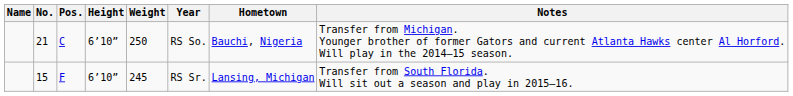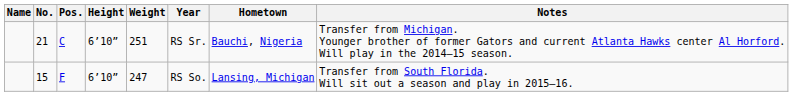(138, 42) 250 -> (138, 42) 251
(189, 42) RS So. -> (189, 42) RS Sr.
(138, 76) 245 -> (138, 76) 247
(189, 76) RS Sr. -> (189, 76) RS So.
